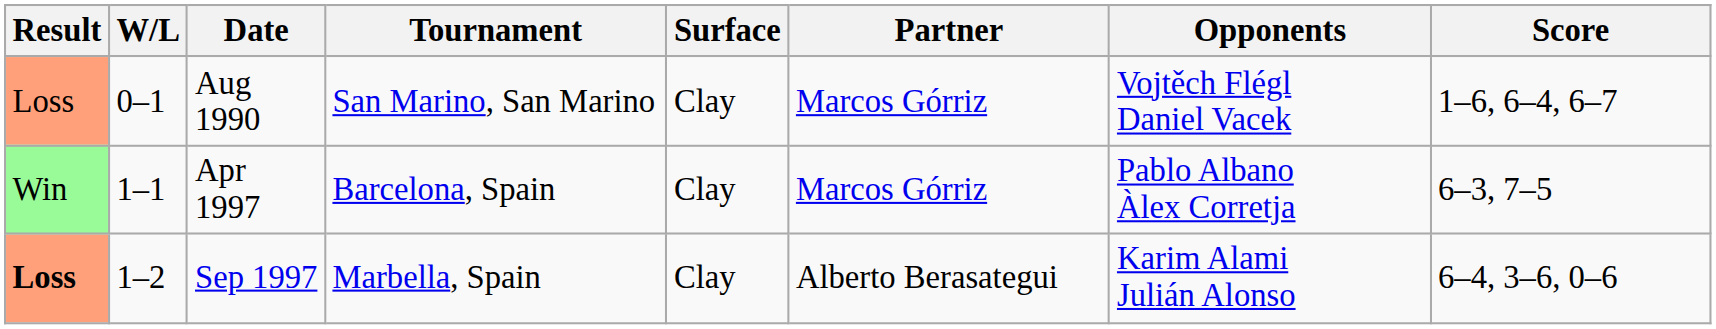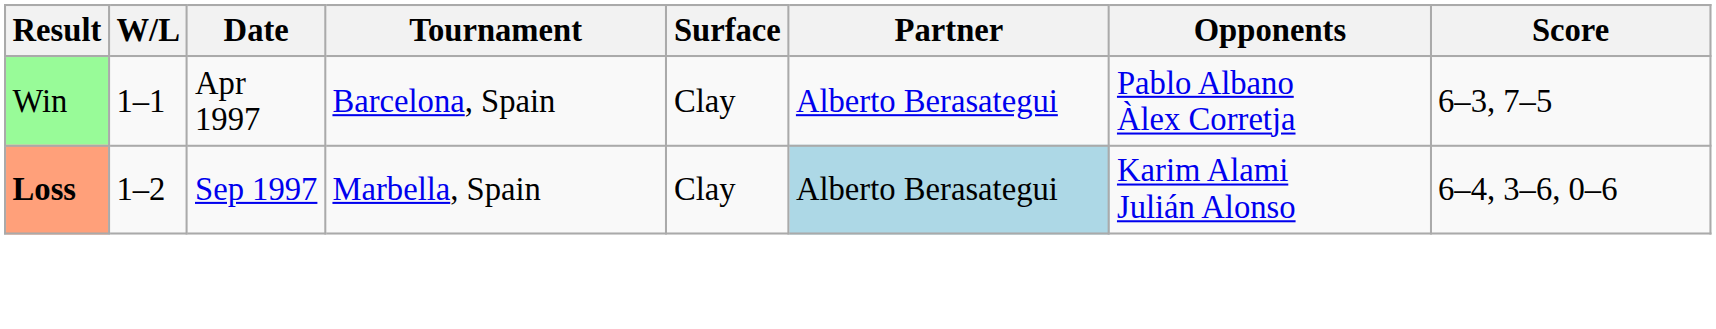- row: (228, 100)
(892, 188) Marcos Górriz -> (927, 100) Alberto Berasategui
(927, 277) no background -> (927, 188) lightblue background
